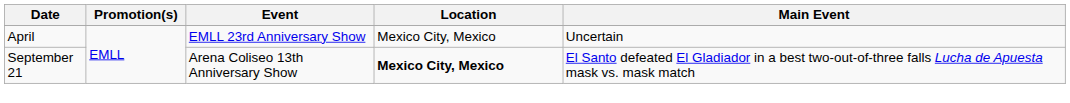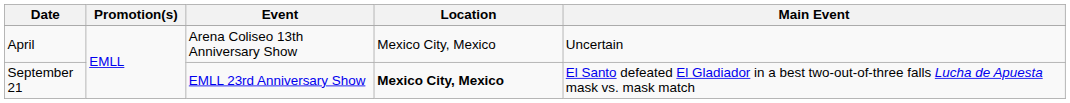(277, 36) EMLL 23rd Anniversary Show -> (246, 44) Arena Coliseo 13th Anniversary Show
(246, 65) Arena Coliseo 13th Anniversary Show -> (277, 80) EMLL 23rd Anniversary Show
